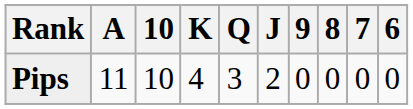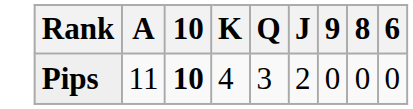- column: (362, 29)
(158, 78) normal -> (188, 78) bold
